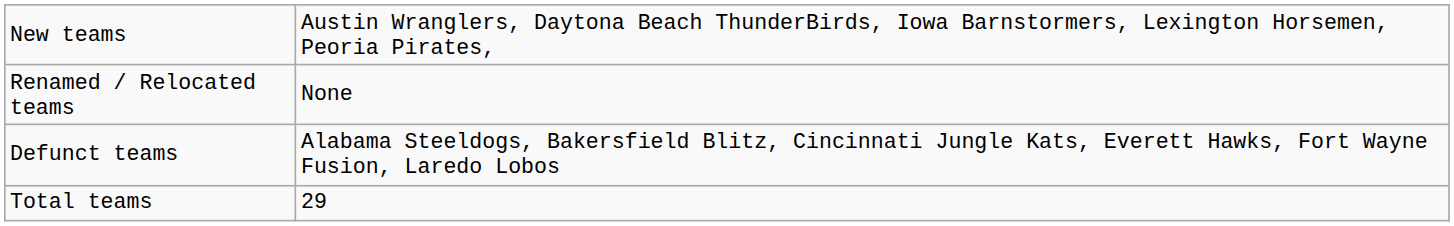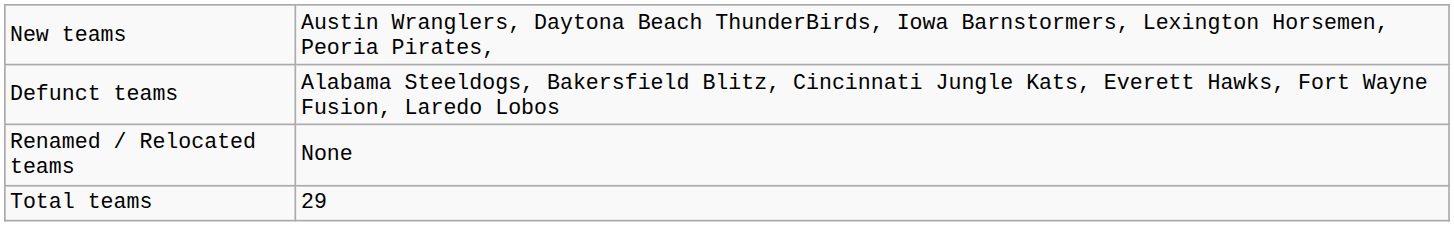rows swapped: (133, 95) <-> (94, 155)
